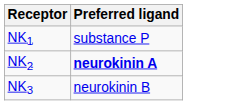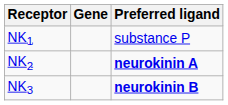+ column: (91, 15)
(112, 87) normal -> (156, 87) bold
